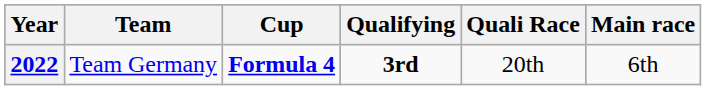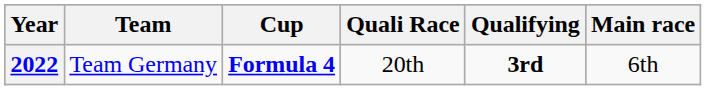columns swapped: (401, 24) <-> (523, 24)
